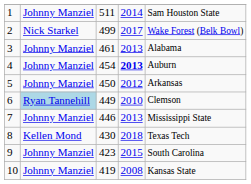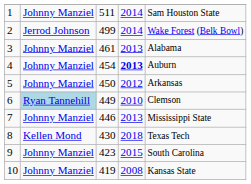(51, 30) Nick Starkel -> (56, 30) Jerrod Johnson
(132, 30) 2017 -> (132, 30) 2014
